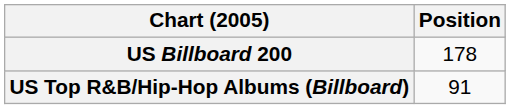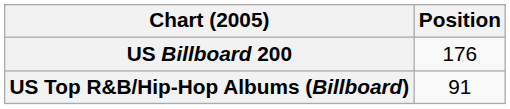(460, 53) 178 -> (460, 53) 176
